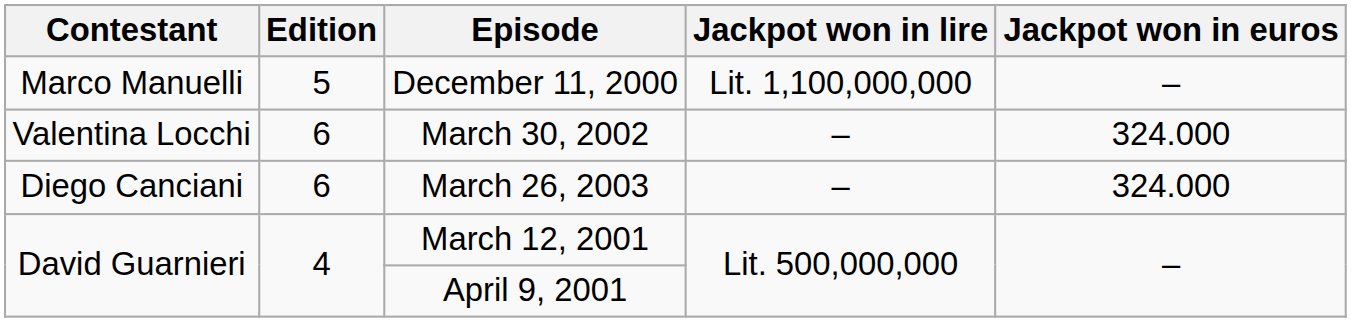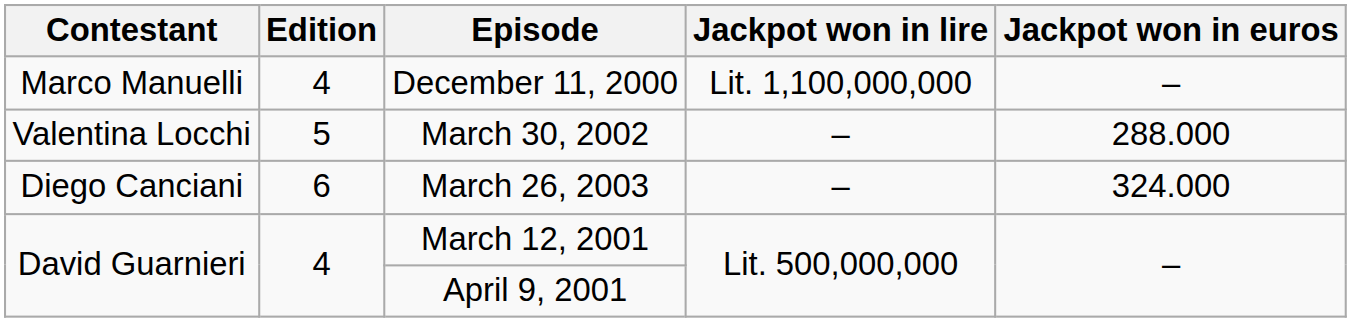(322, 82) 5 -> (322, 82) 4
(322, 134) 6 -> (322, 134) 5
(1171, 134) 324.000 -> (1171, 134) 288.000
